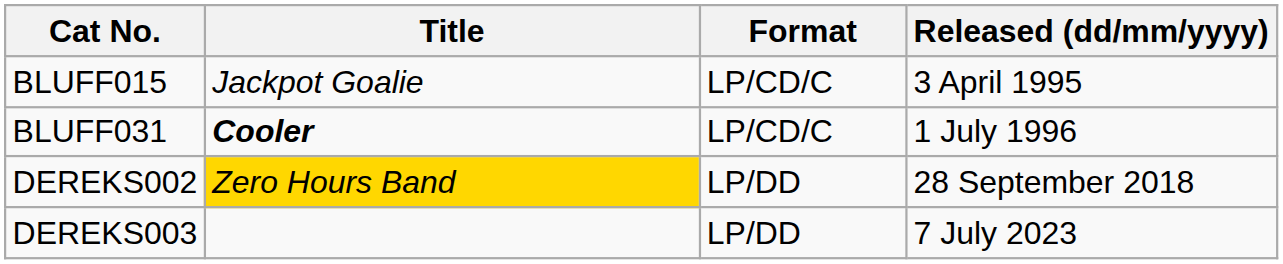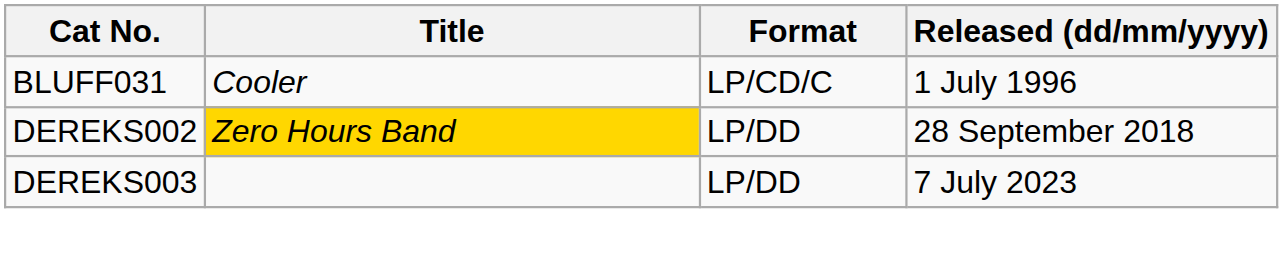- row: (90, 81)
(263, 132) bold -> (259, 81) normal
